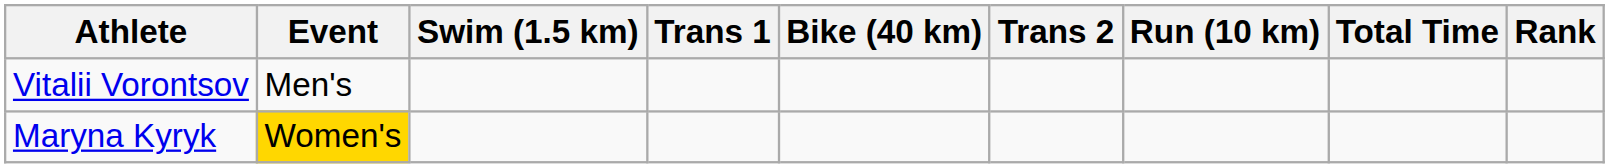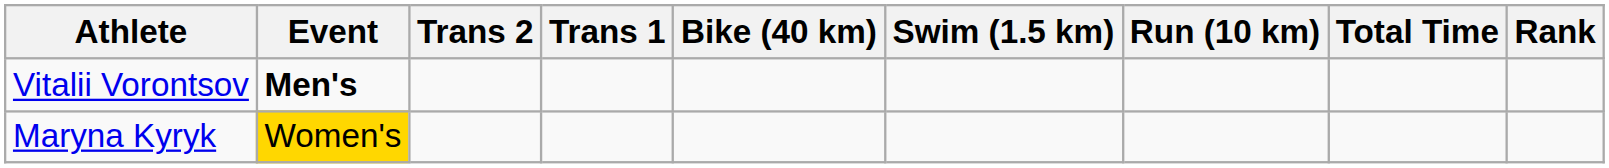columns swapped: (528, 32) <-> (1056, 32)
(308, 84) normal -> (311, 84) bold
